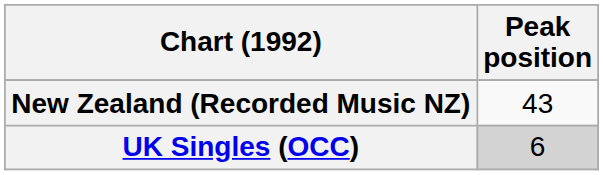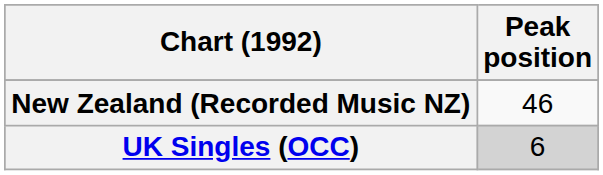(538, 102) 43 -> (538, 102) 46
